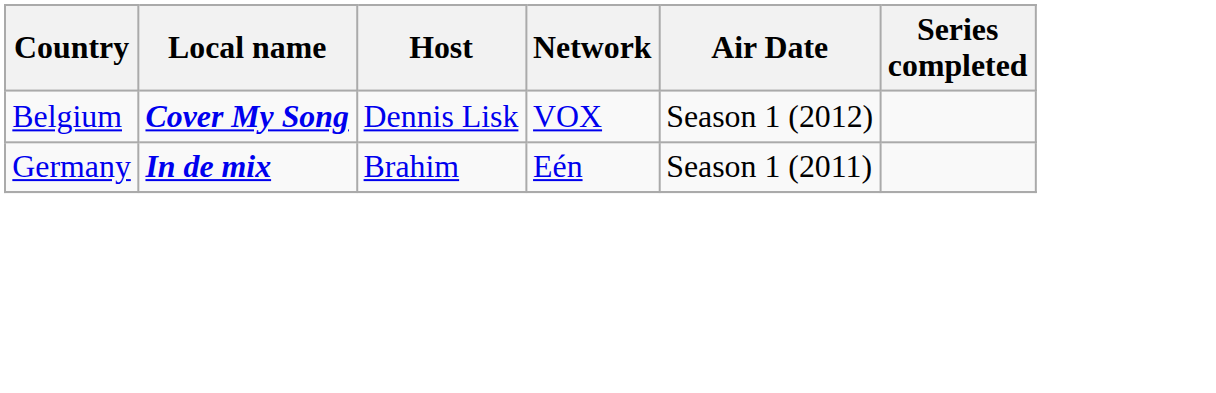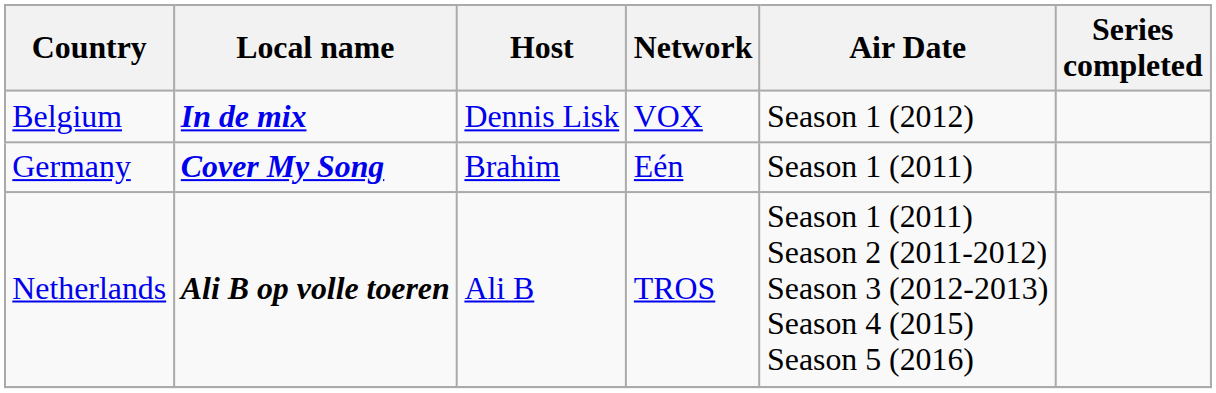(247, 116) Cover My Song -> (244, 116) In de mix
(208, 166) In de mix -> (283, 166) Cover My Song
+ row: (89, 288)
